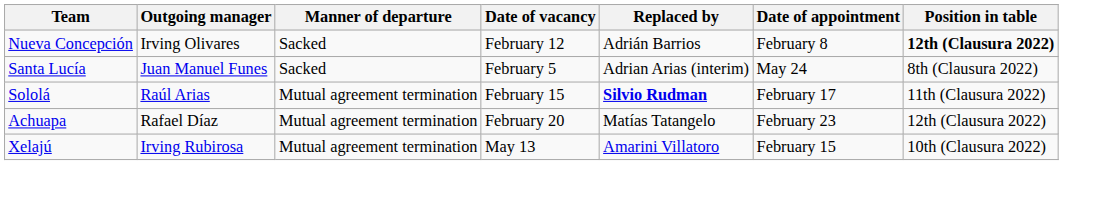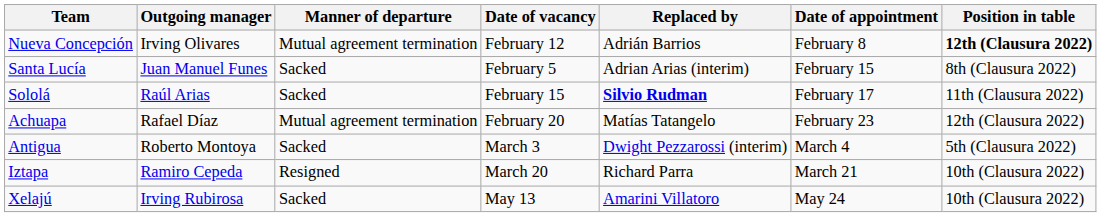(303, 43) Sacked -> (378, 43) Mutual agreement termination
(782, 69) May 24 -> (834, 69) February 15
(378, 95) Mutual agreement termination -> (303, 95) Sacked
+ row: (35, 146)
+ row: (28, 172)
(378, 146) Mutual agreement termination -> (303, 198) Sacked
(796, 146) February 15 -> (820, 198) May 24
